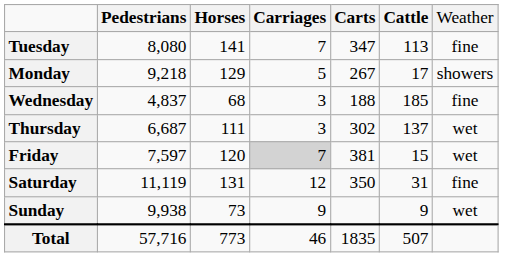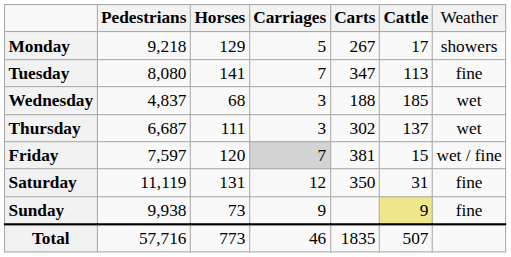rows swapped: (39, 73) <-> (39, 45)
(465, 100) fine -> (469, 100) wet
(465, 155) wet -> (469, 155) wet / fine
(424, 210) no background -> (424, 210) khaki background
(465, 210) wet -> (469, 210) fine
